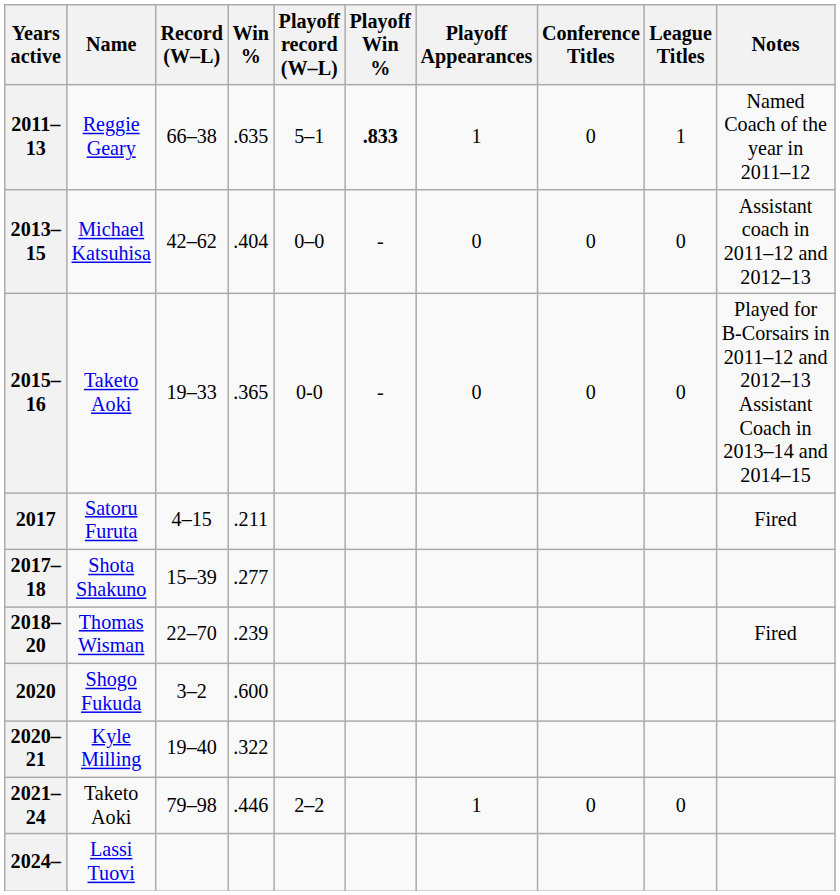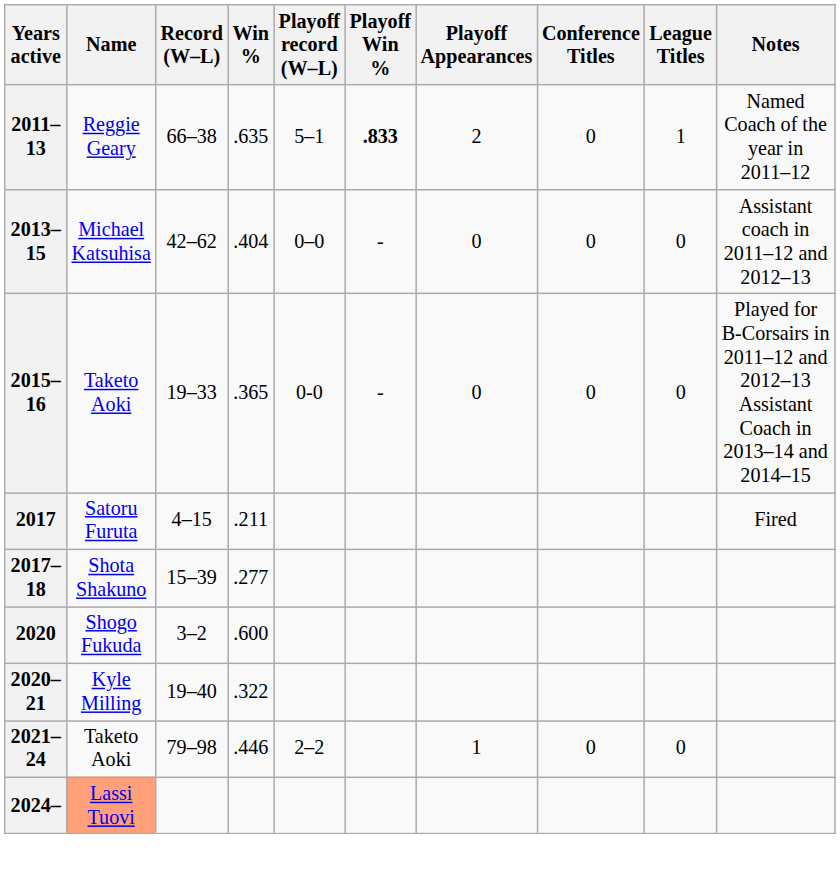(476, 136) 1 -> (476, 136) 2
- row: (36, 634)
(111, 861) no background -> (111, 805) lightsalmon background
